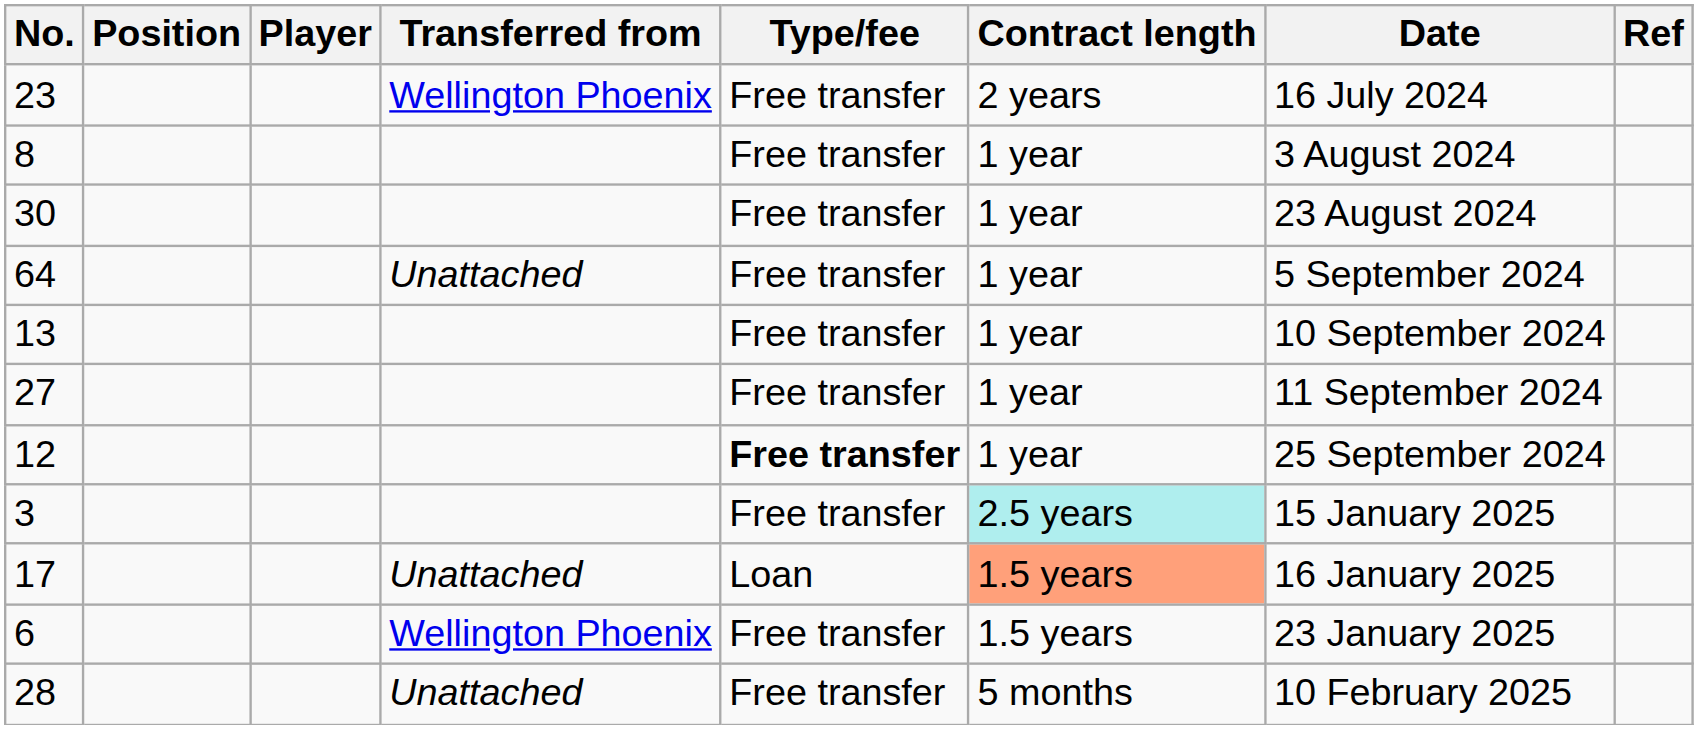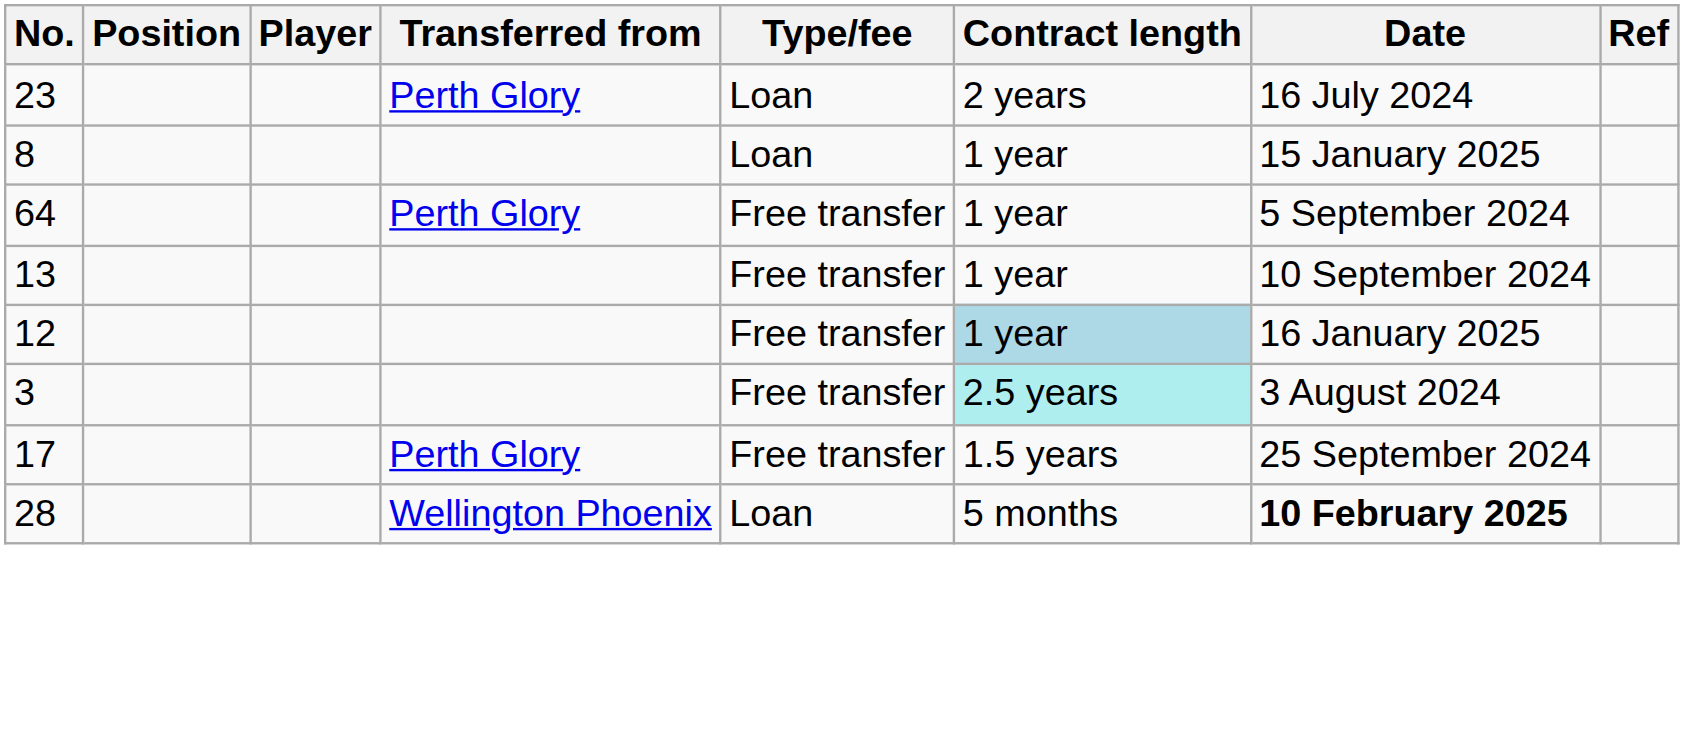(551, 94) Wellington Phoenix -> (485, 94) Perth Glory
(837, 94) Free transfer -> (771, 94) Loan
(837, 154) Free transfer -> (771, 154) Loan
(1395, 154) 3 August 2024 -> (1400, 154) 15 January 2025
- row: (35, 214)
(486, 273) Unattached -> (485, 214) Perth Glory
- row: (35, 393)
(845, 453) bold -> (837, 333) normal
(1030, 453) no background -> (1015, 333) lightblue background
(1440, 453) 25 September 2024 -> (1400, 333) 16 January 2025
(1415, 513) 15 January 2025 -> (1380, 393) 3 August 2024
(486, 573) Unattached -> (485, 453) Perth Glory
(771, 573) Loan -> (837, 453) Free transfer
(1055, 573) lightsalmon background -> (1040, 453) no background
(1415, 573) 16 January 2025 -> (1425, 453) 25 September 2024
- row: (24, 633)
(486, 693) Unattached -> (551, 513) Wellington Phoenix
(837, 693) Free transfer -> (771, 513) Loan
(1423, 693) normal -> (1414, 513) bold
